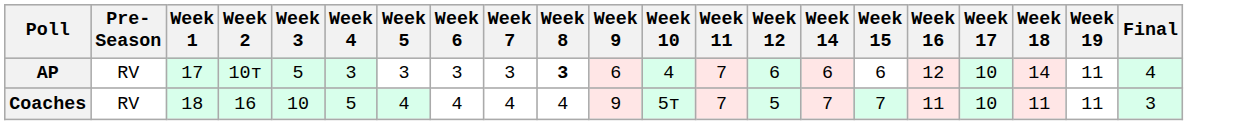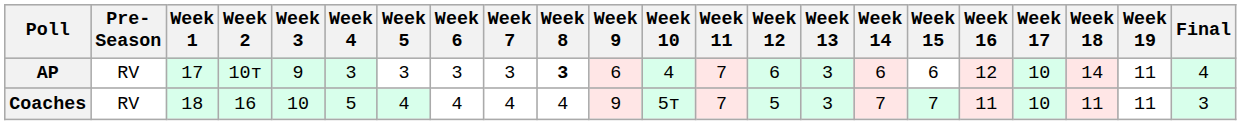+ column: (827, 31)
(298, 73) 5 -> (298, 73) 9
